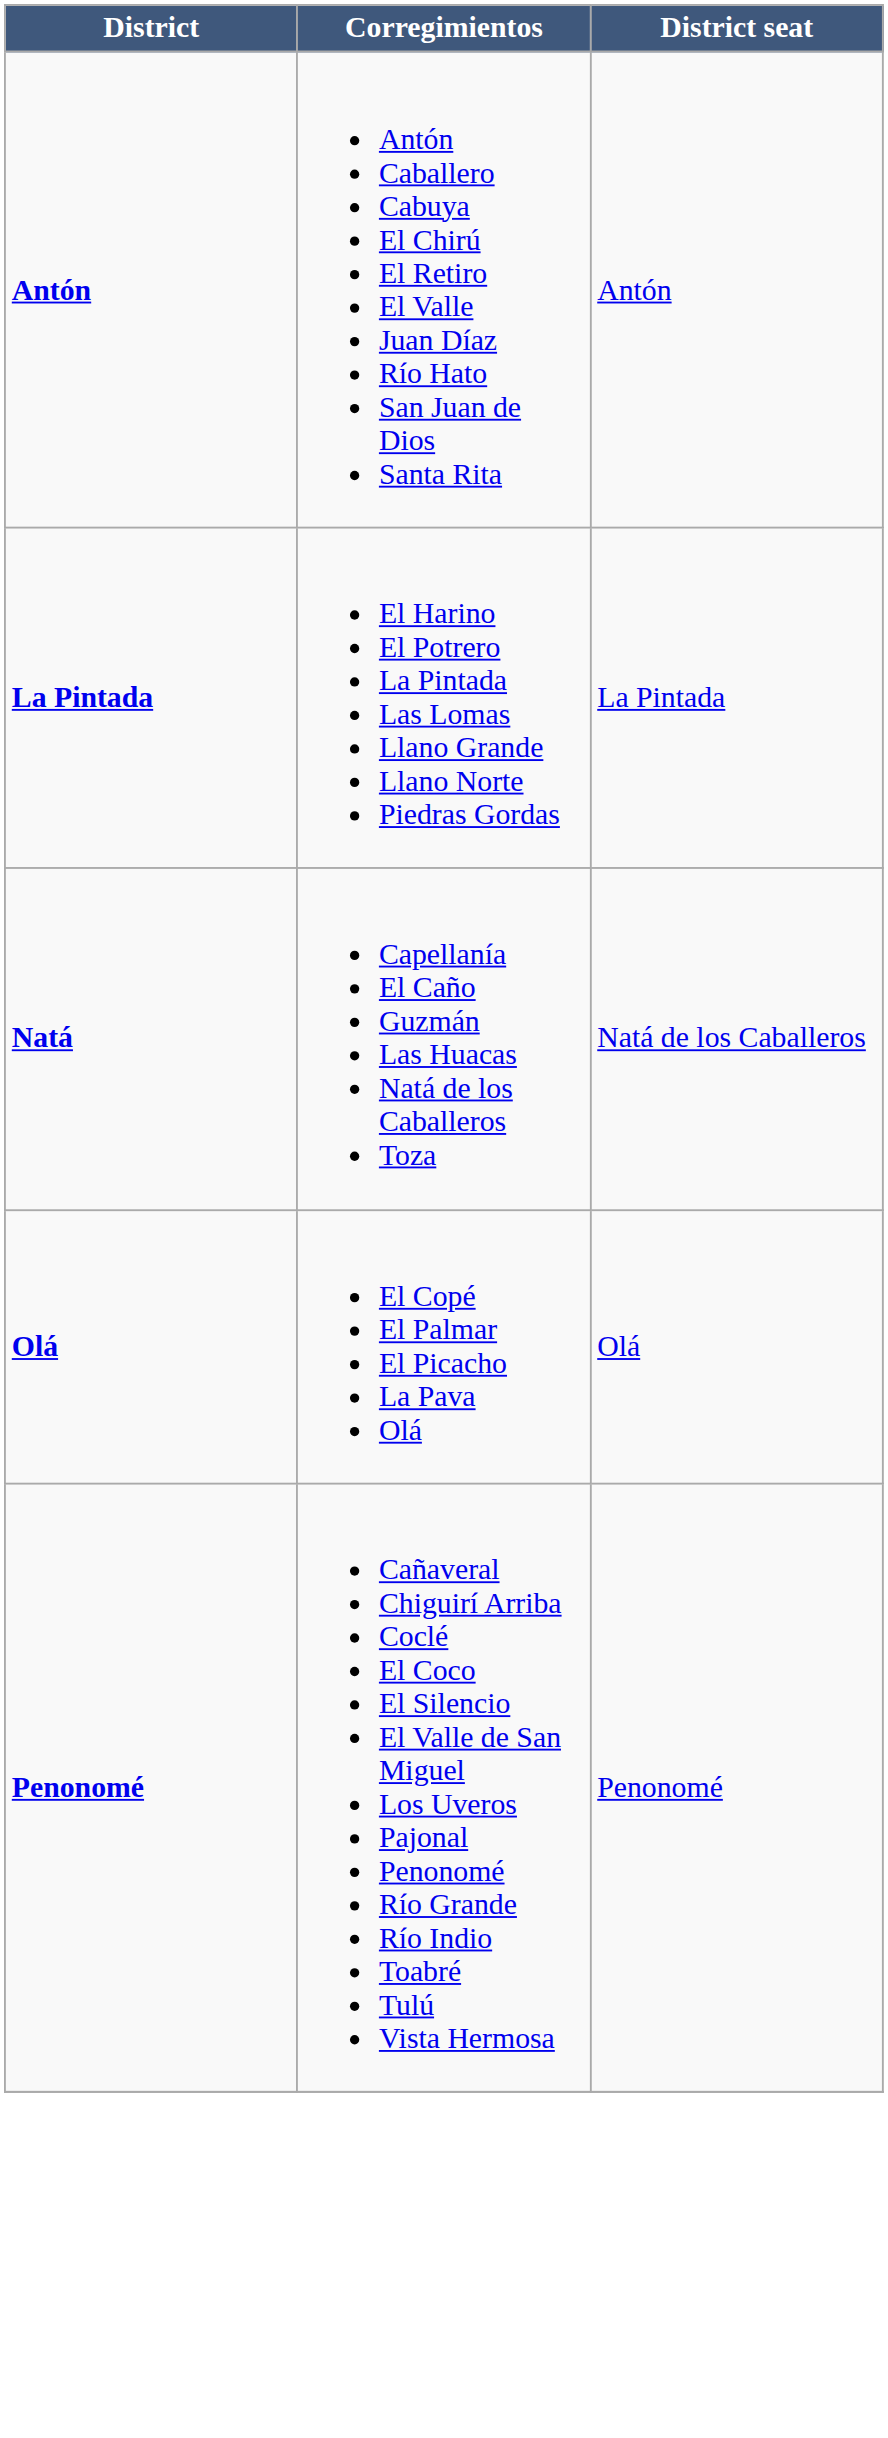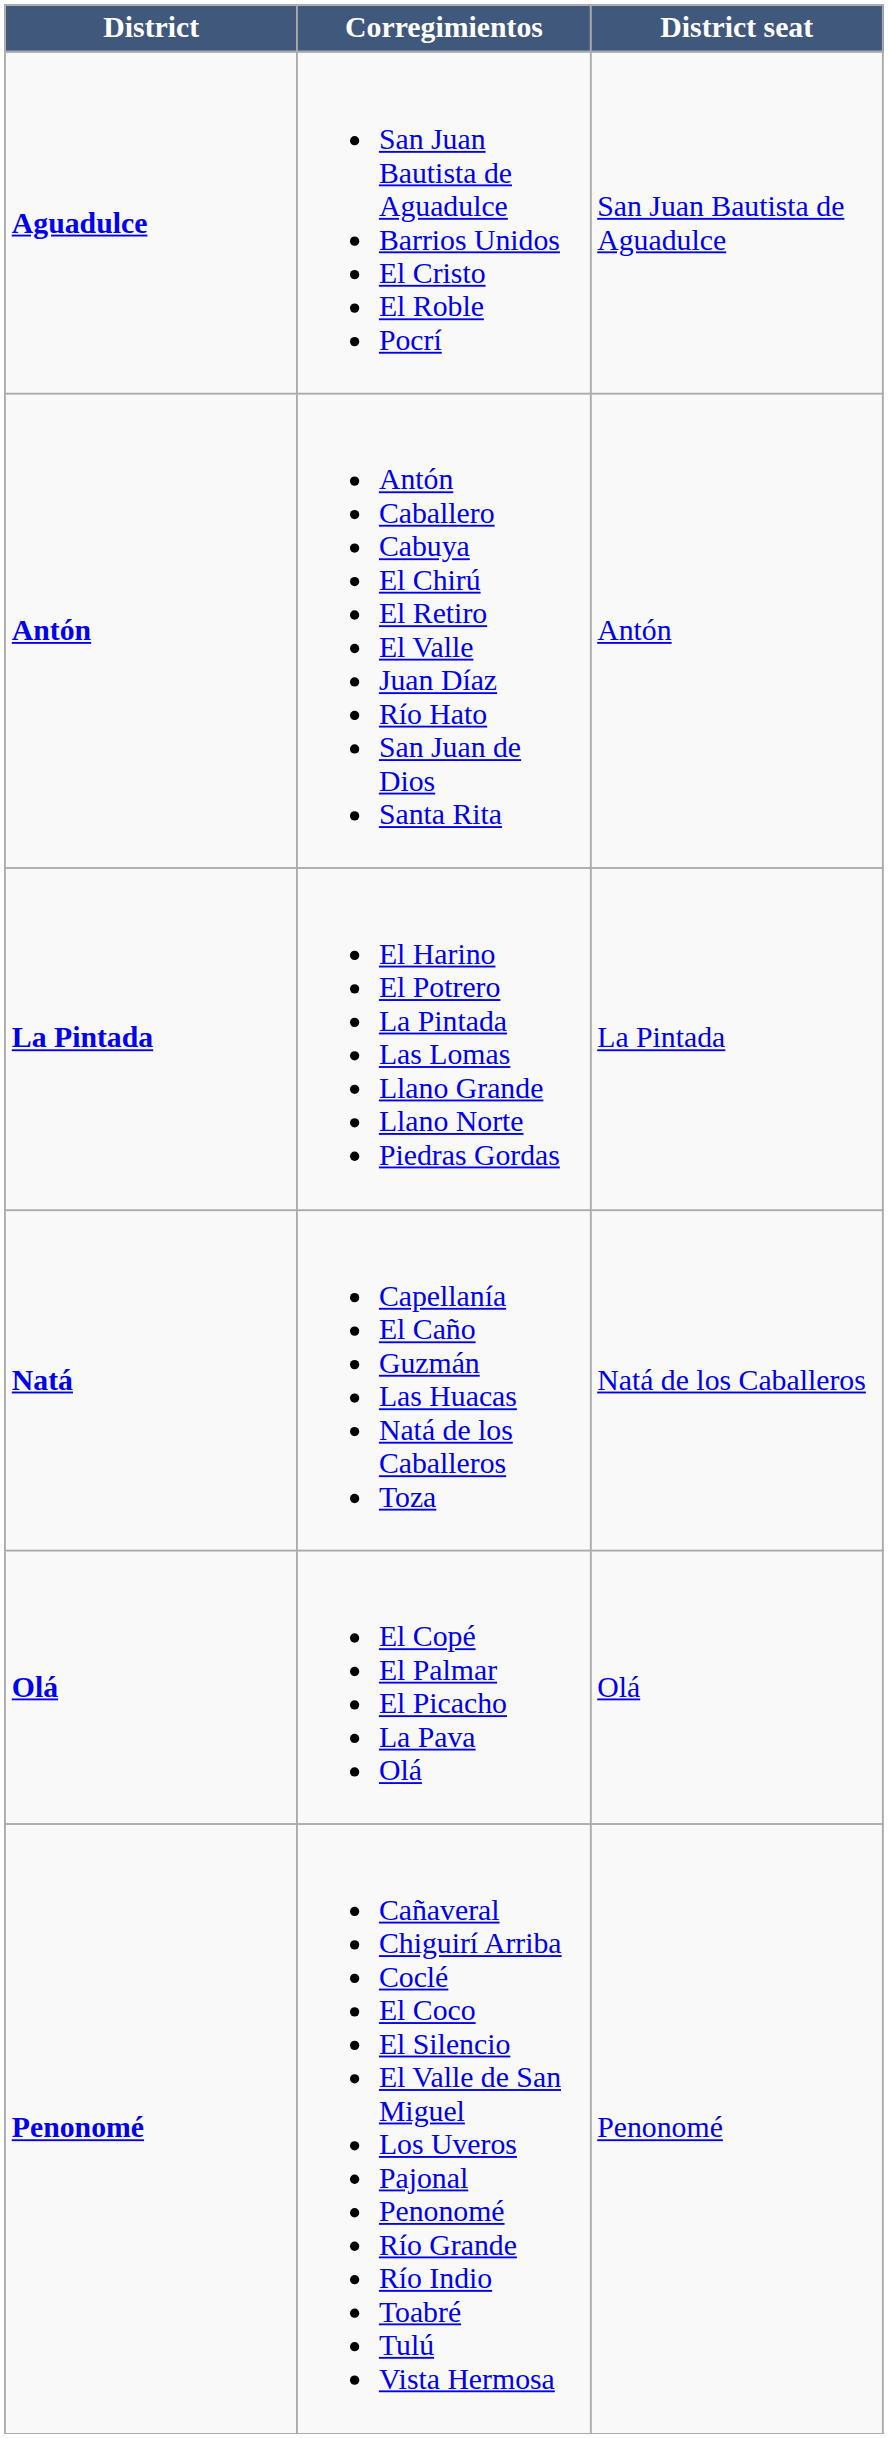+ row: (80, 222)
